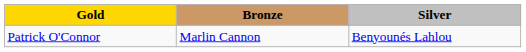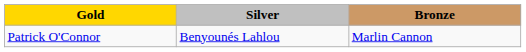columns swapped: (435, 15) <-> (263, 15)
